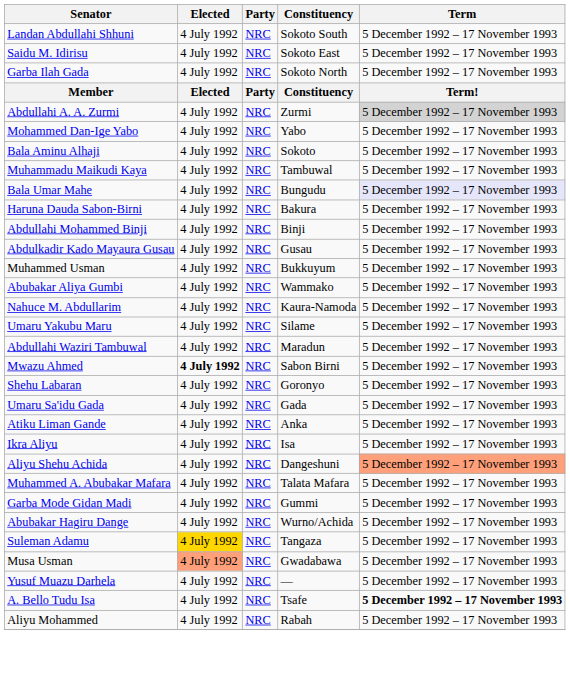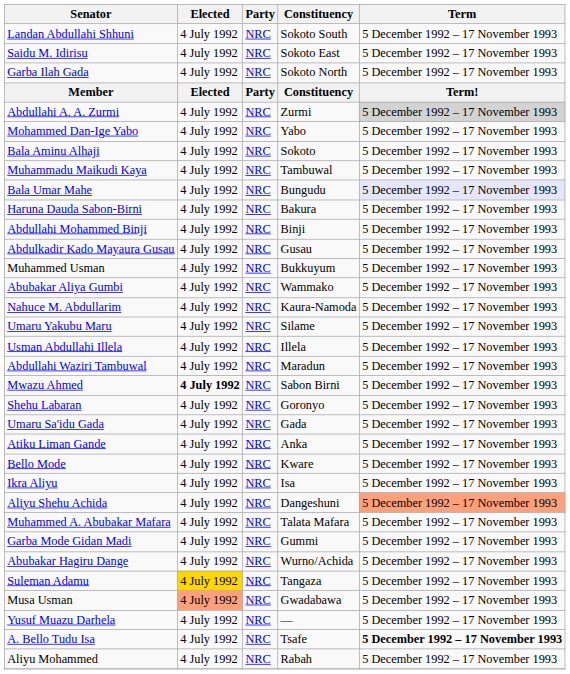+ row: (65, 346)
+ row: (36, 463)
